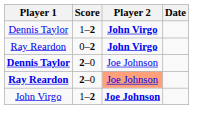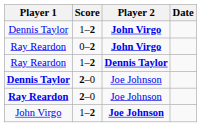+ row: (38, 63)
(132, 79) lightsalmon background -> (136, 96) no background
